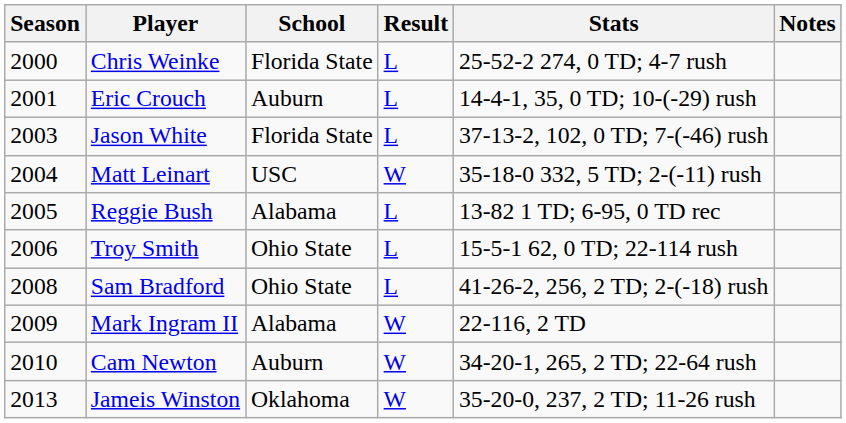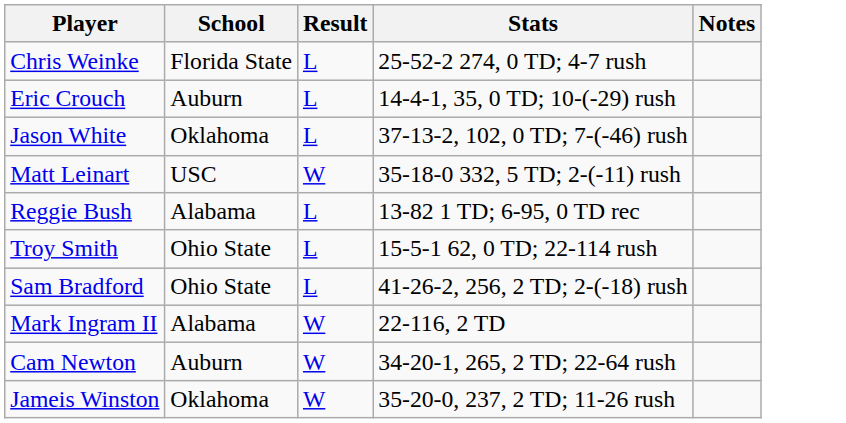- column: (45, 23)
(312, 135) Florida State -> (220, 135) Oklahoma
